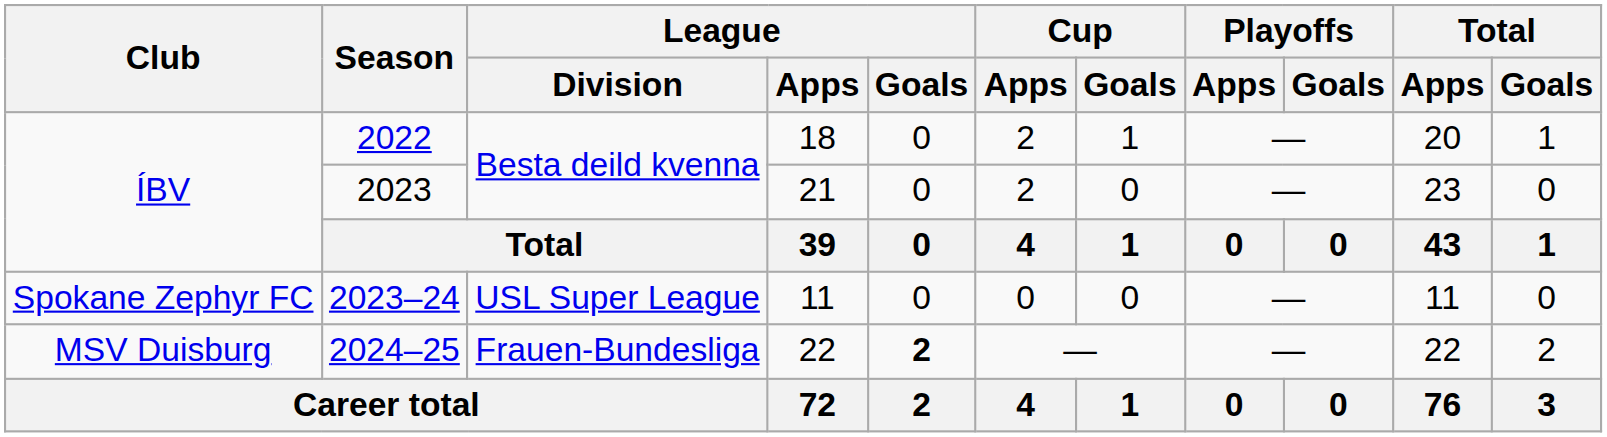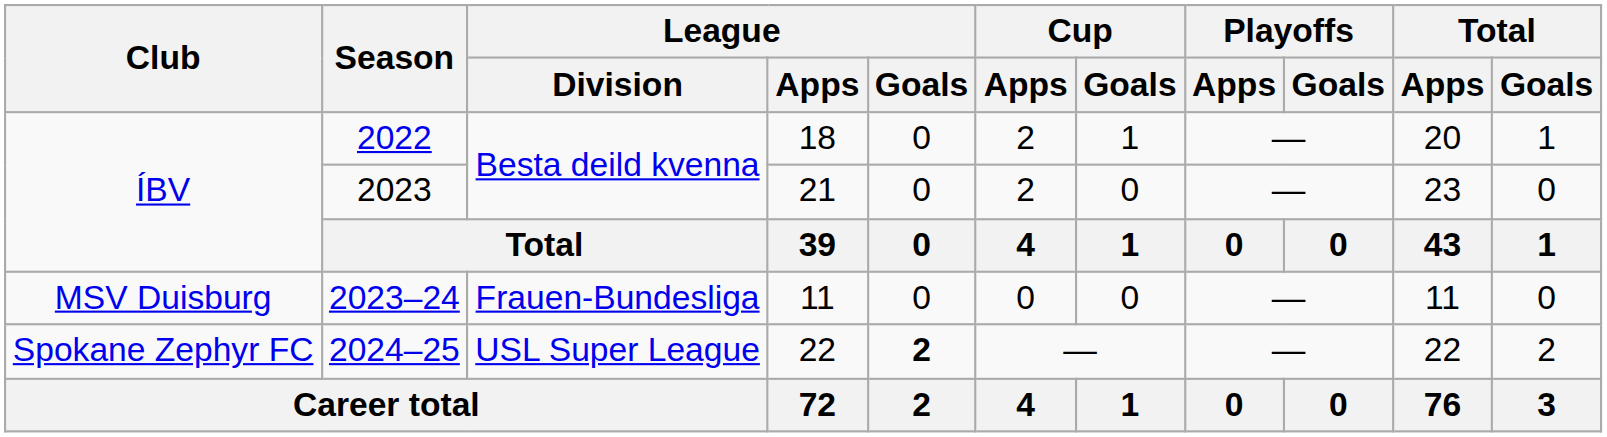(163, 297) Spokane Zephyr FC -> (163, 297) MSV Duisburg
(618, 297) USL Super League -> (618, 297) Frauen-Bundesliga
(163, 350) MSV Duisburg -> (163, 350) Spokane Zephyr FC
(618, 350) Frauen-Bundesliga -> (618, 350) USL Super League
